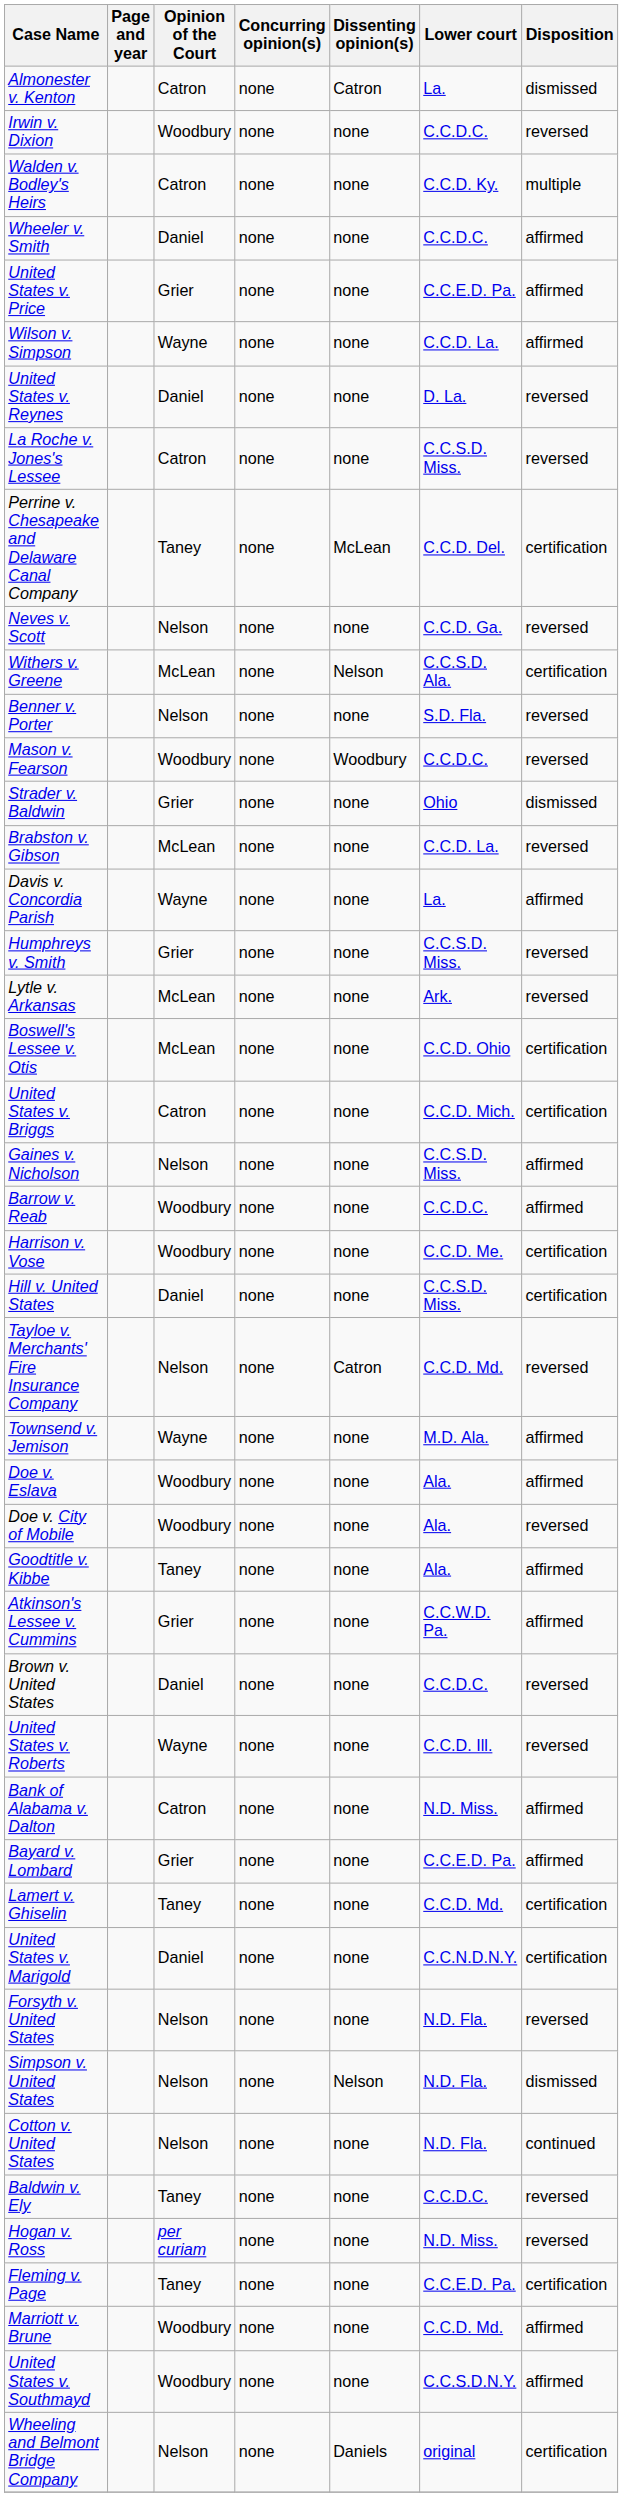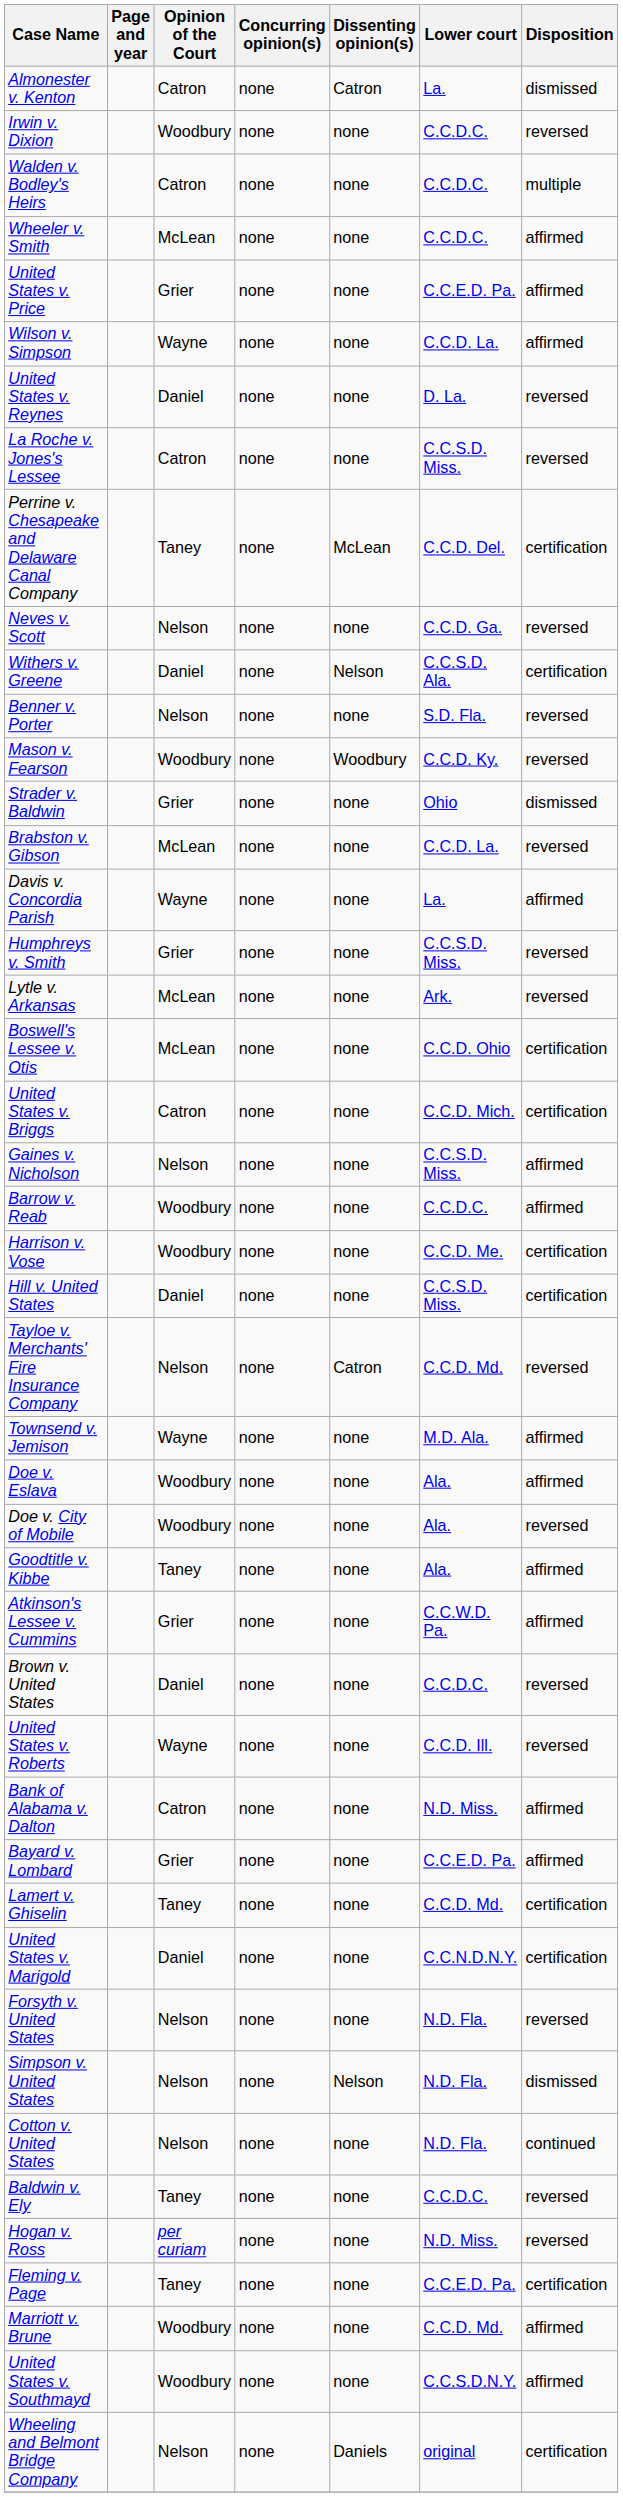(461, 185) C.C.D. Ky. -> (456, 185) C.C.D.C.
(181, 237) Daniel -> (187, 237) McLean
(187, 671) McLean -> (181, 671) Daniel
(456, 759) C.C.D.C. -> (461, 759) C.C.D. Ky.
